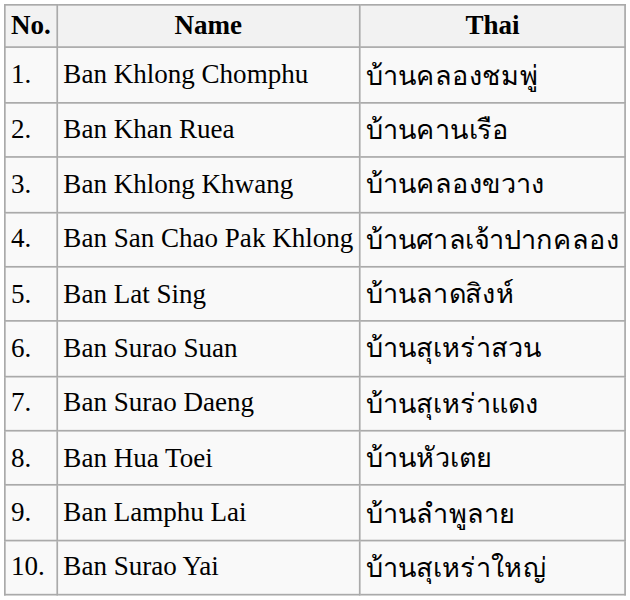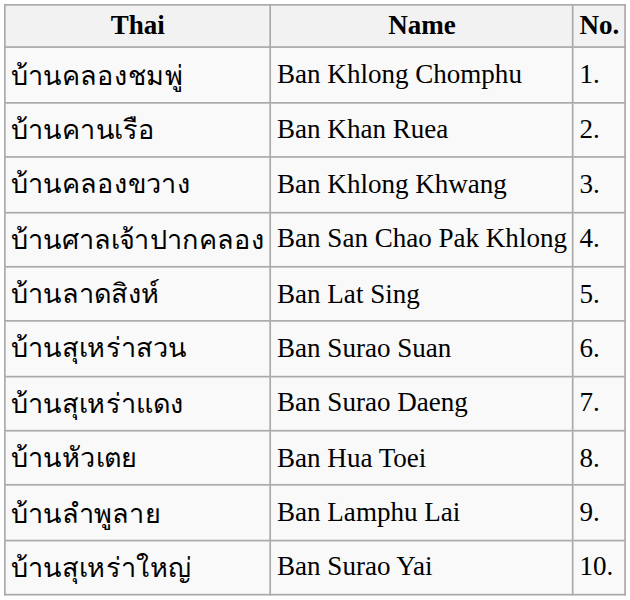columns swapped: (31, 25) <-> (492, 25)
